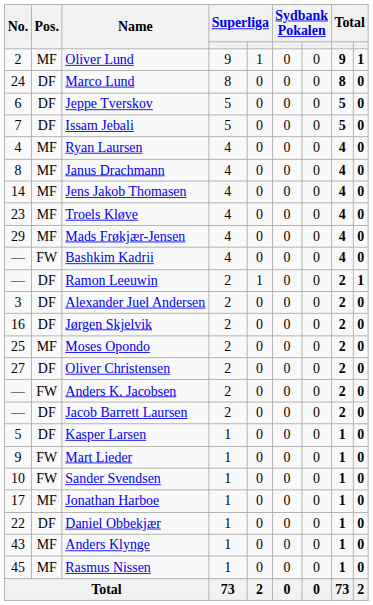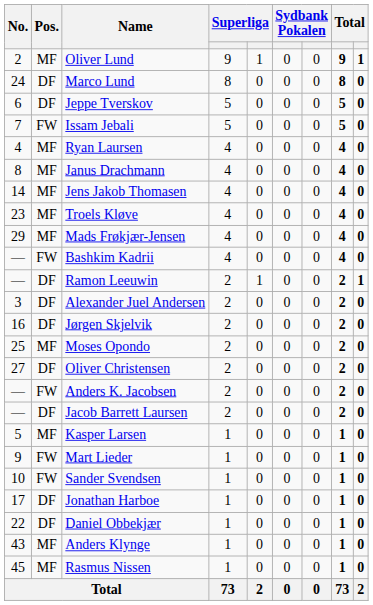(47, 125) DF -> (47, 125) FW
(47, 434) DF -> (47, 434) MF
(47, 501) MF -> (47, 501) DF
